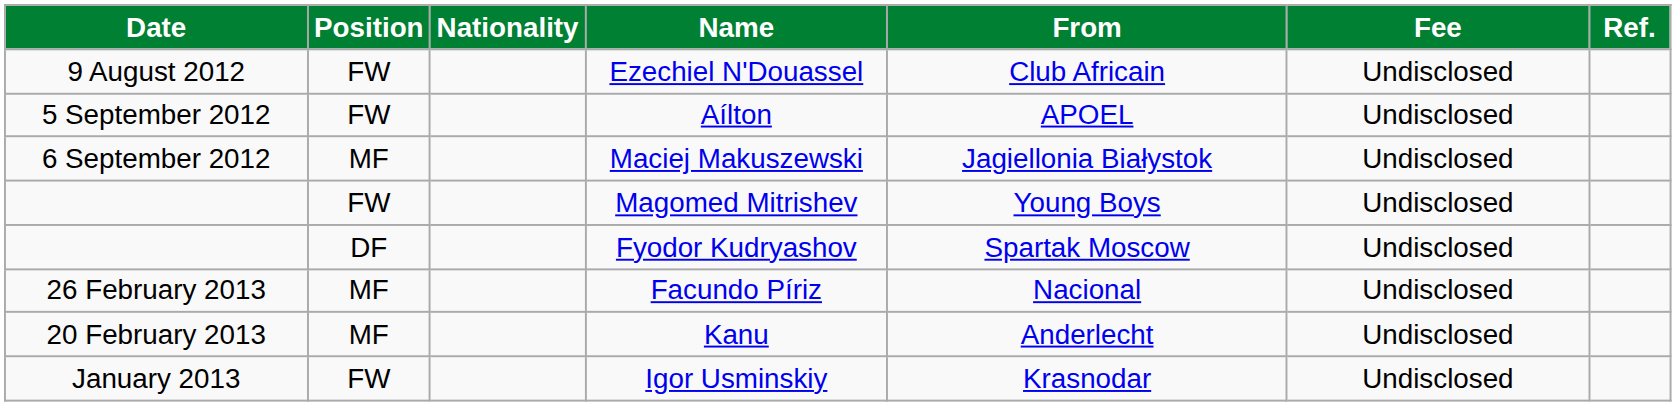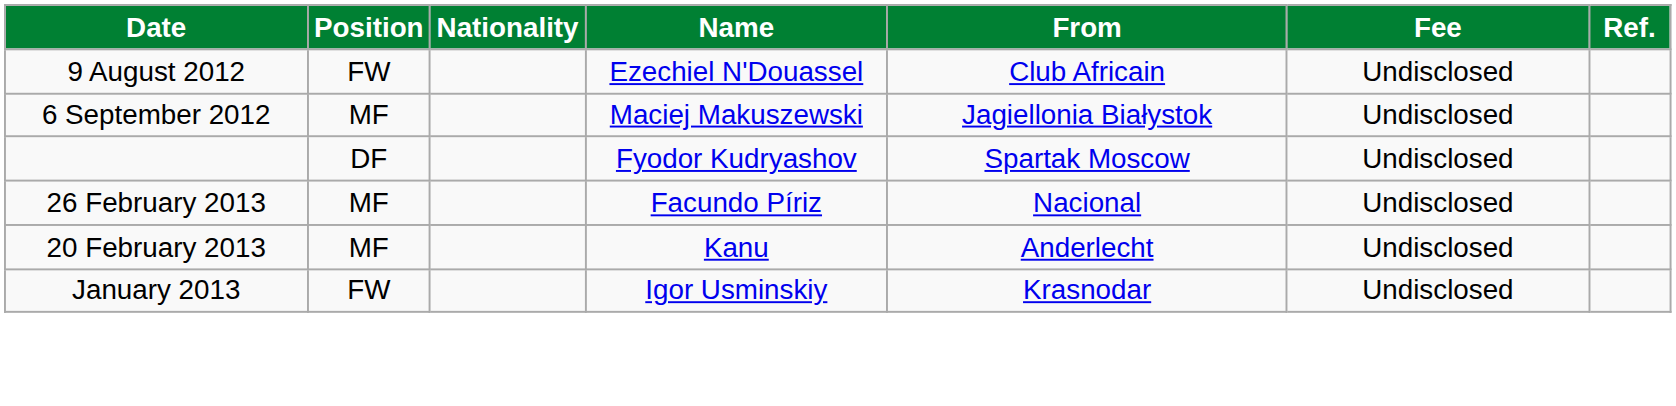- row: (736, 115)
- row: (736, 203)
